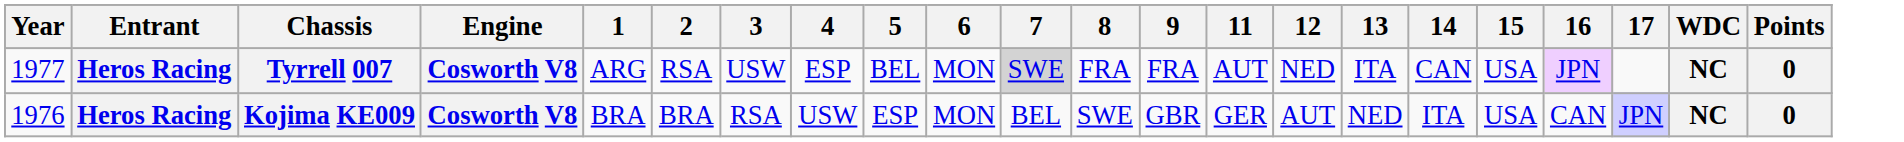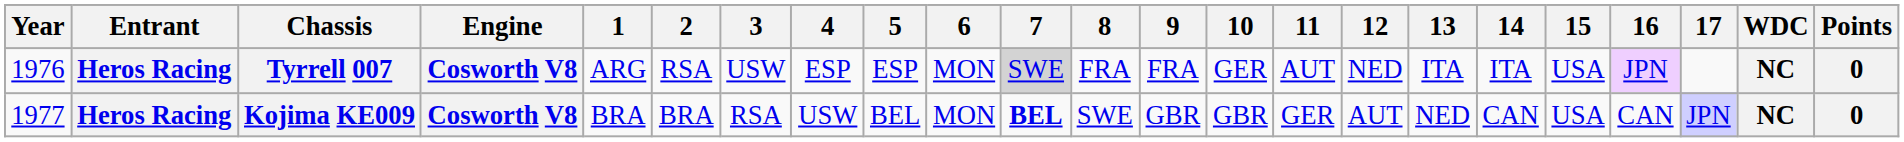+ column: (1240, 26)
(38, 70) 1977 -> (38, 70) 1976
(895, 70) BEL -> (895, 70) ESP
(1443, 70) CAN -> (1511, 70) ITA
(38, 114) 1976 -> (38, 114) 1977
(895, 114) ESP -> (895, 114) BEL
(1036, 114) normal -> (1036, 114) bold
(1443, 114) ITA -> (1511, 114) CAN
